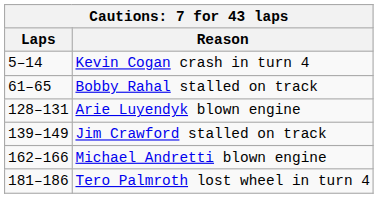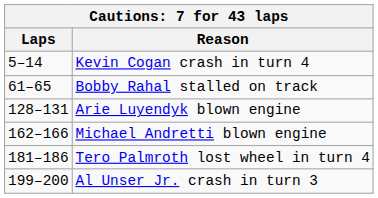- row: (201, 134)
+ row: (197, 181)
